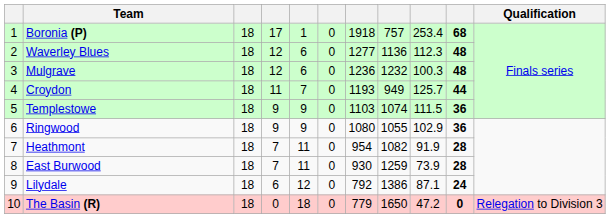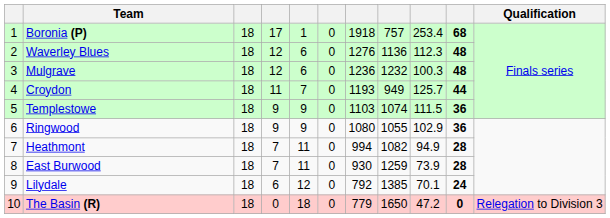(362, 52) 1277 -> (362, 52) 1276
(362, 147) 954 -> (362, 147) 994
(428, 147) 91.9 -> (428, 147) 94.9
(394, 185) 1386 -> (394, 185) 1385
(428, 185) 87.1 -> (428, 185) 70.1
